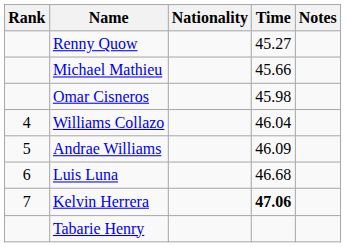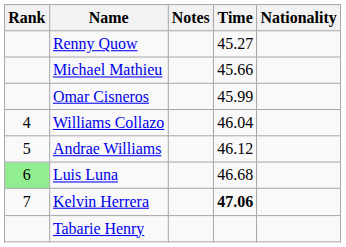columns swapped: (210, 17) <-> (318, 17)
(273, 96) 45.98 -> (235, 96) 45.99
(273, 149) 46.09 -> (235, 149) 46.12
(27, 175) no background -> (27, 175) lightgreen background
